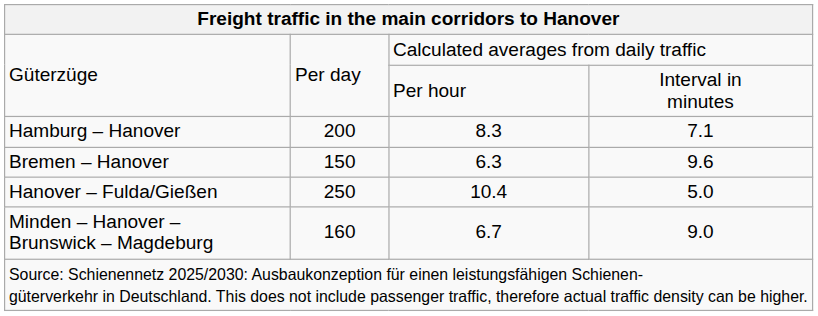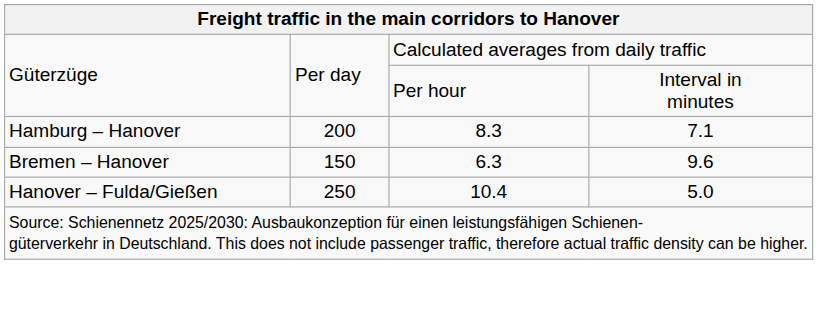- row: (489, 232)
